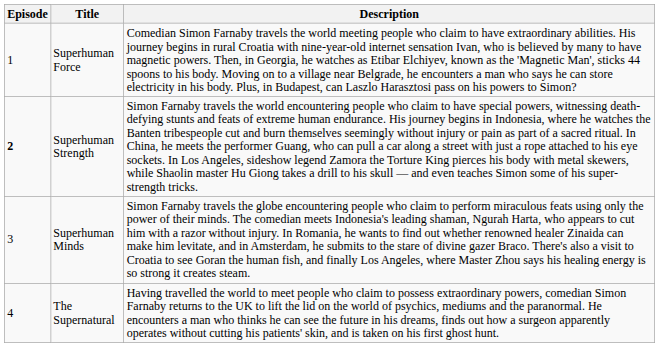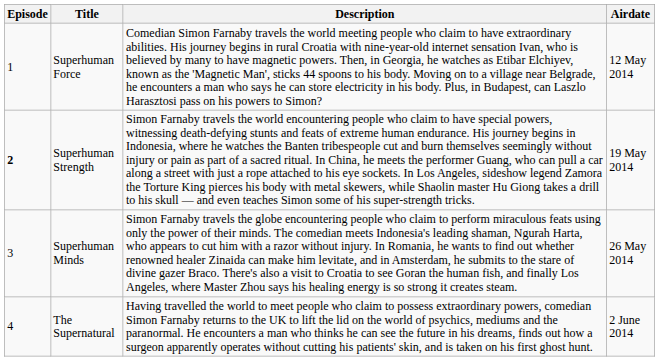+ column: (631, 14)
